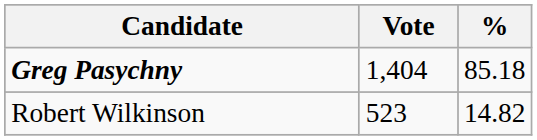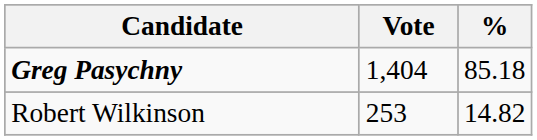(386, 112) 523 -> (386, 112) 253
